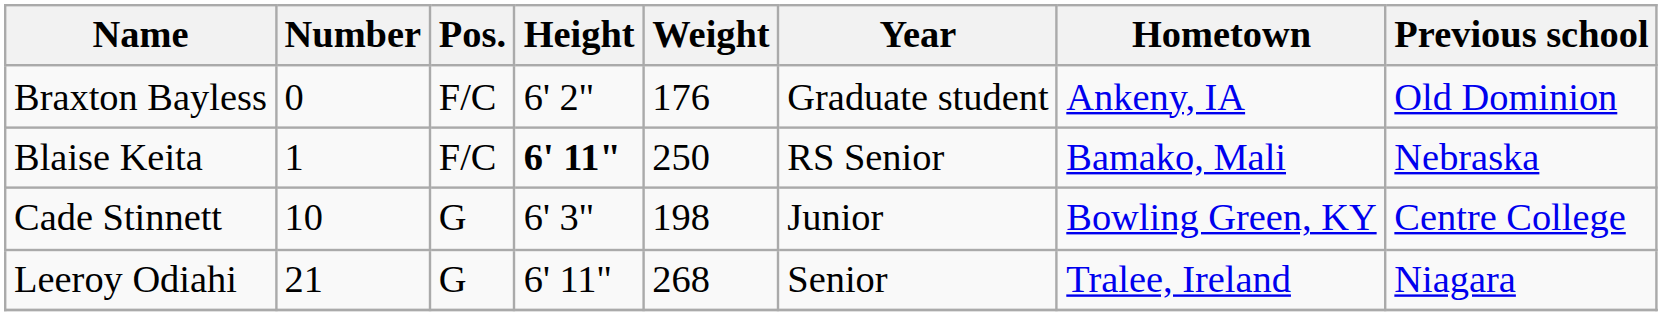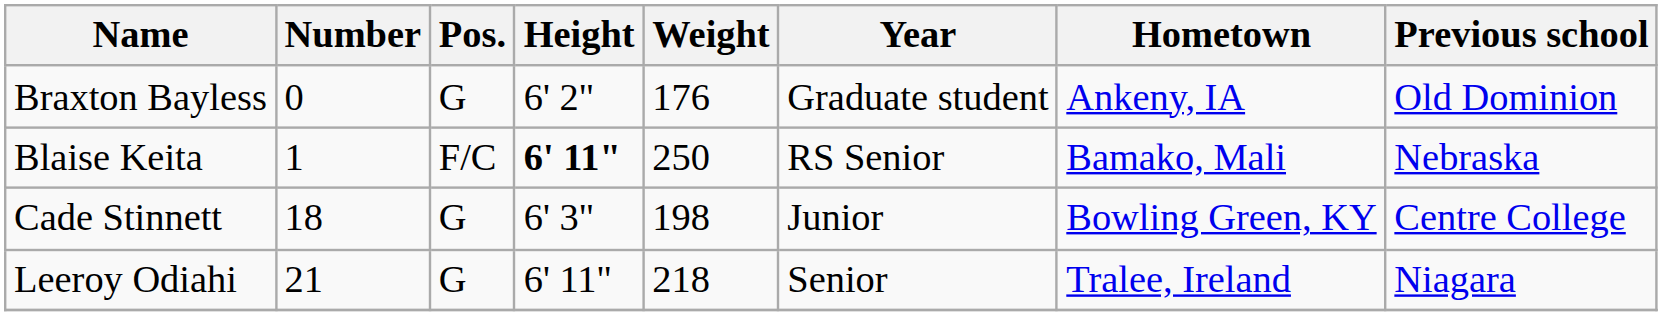(468, 95) F/C -> (453, 95) G
(304, 217) 10 -> (304, 217) 18
(681, 278) 268 -> (681, 278) 218
